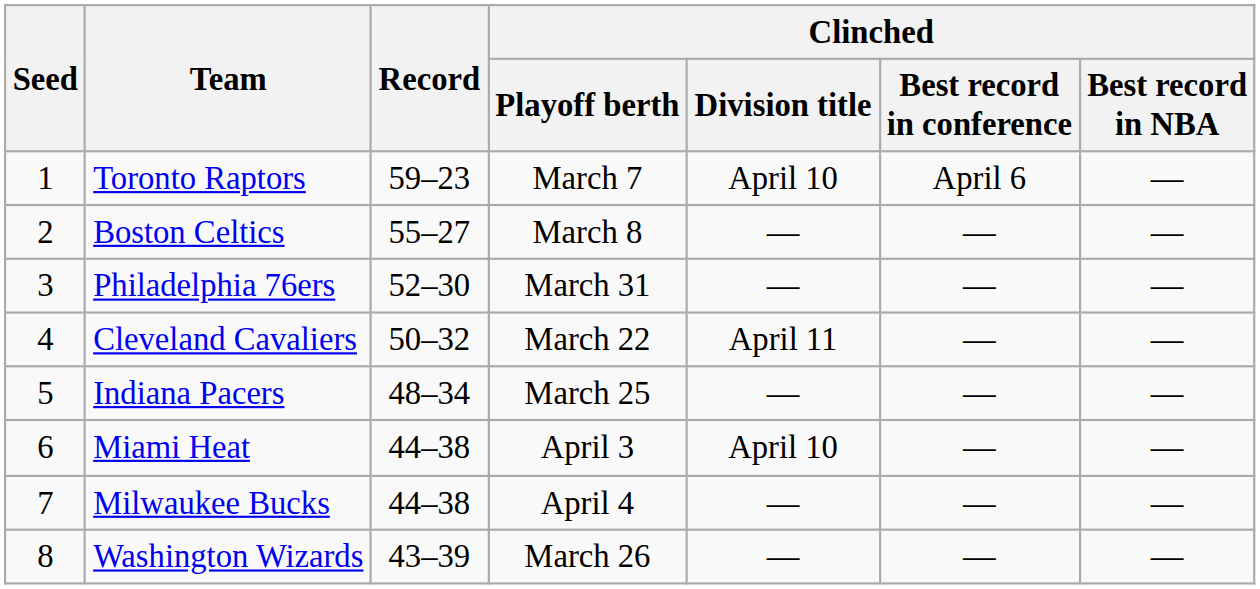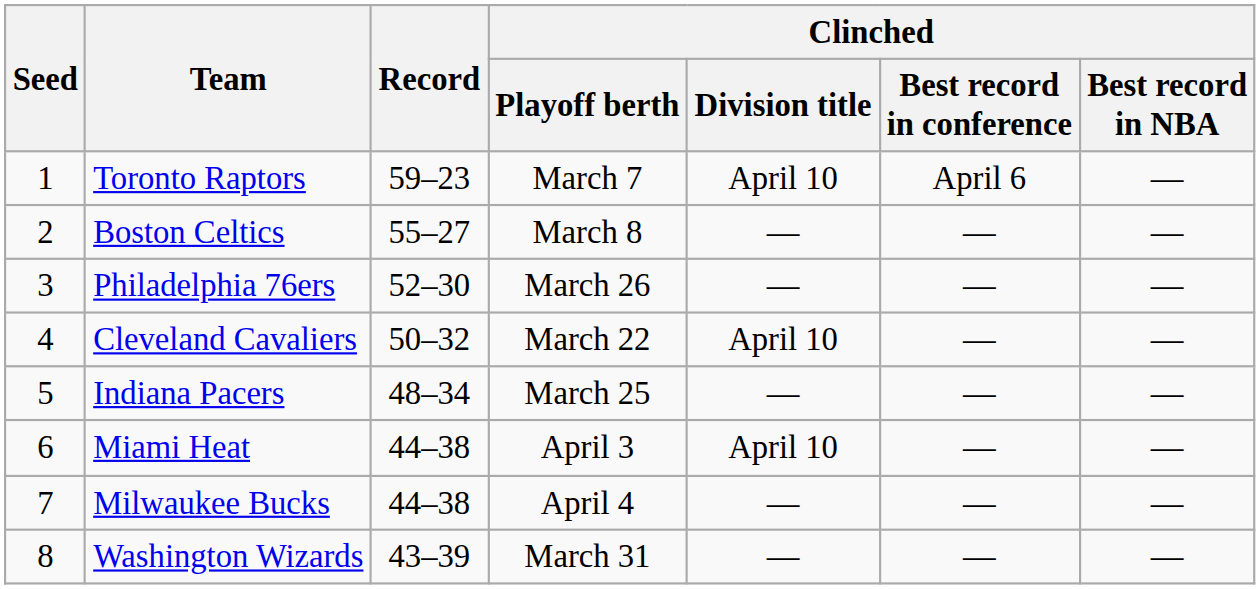(587, 285) March 31 -> (587, 285) March 26
(783, 339) April 11 -> (783, 339) April 10
(587, 555) March 26 -> (587, 555) March 31
